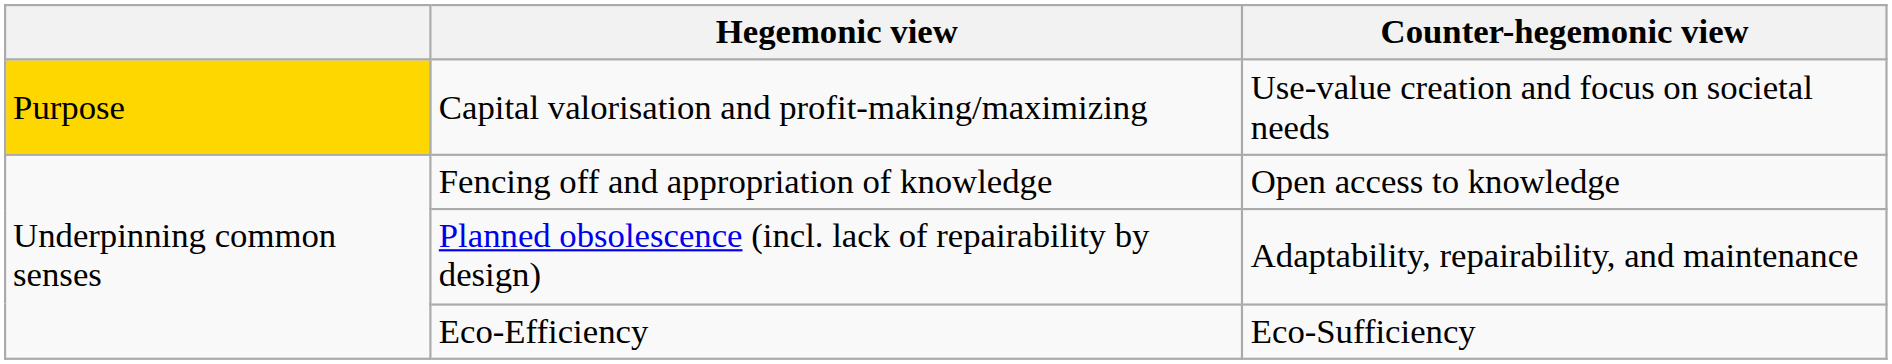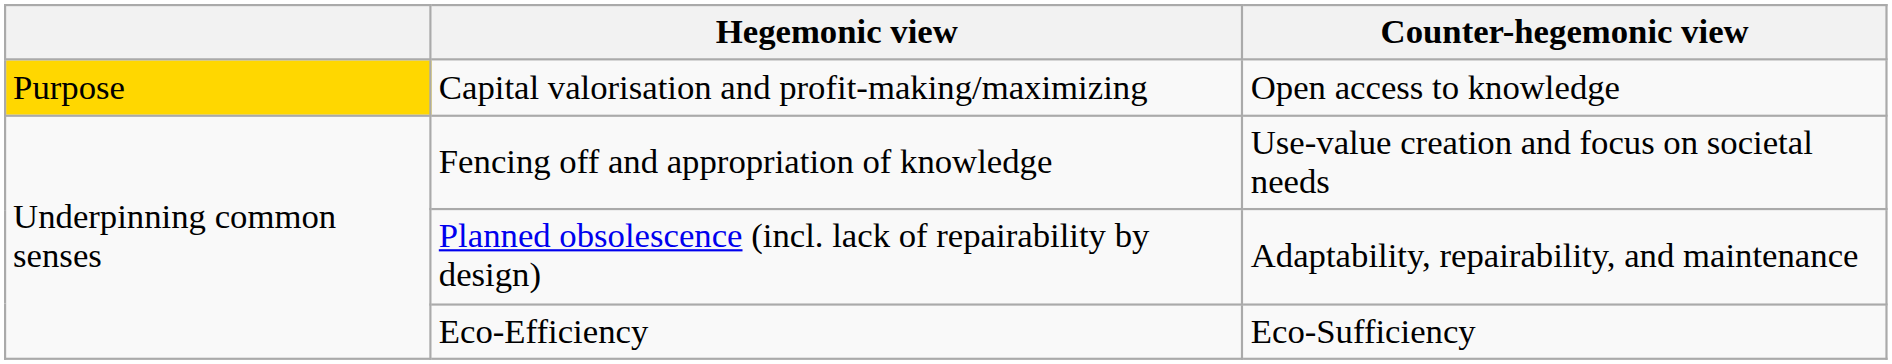(1532, 106) Use-value creation and focus on societal needs -> (1435, 87) Open access to knowledge
(1435, 181) Open access to knowledge -> (1532, 161) Use-value creation and focus on societal needs
